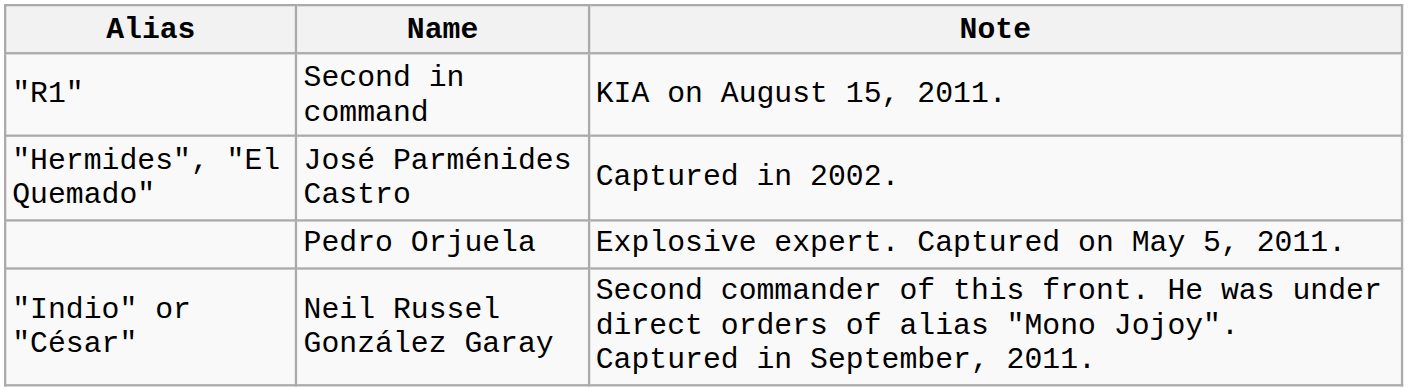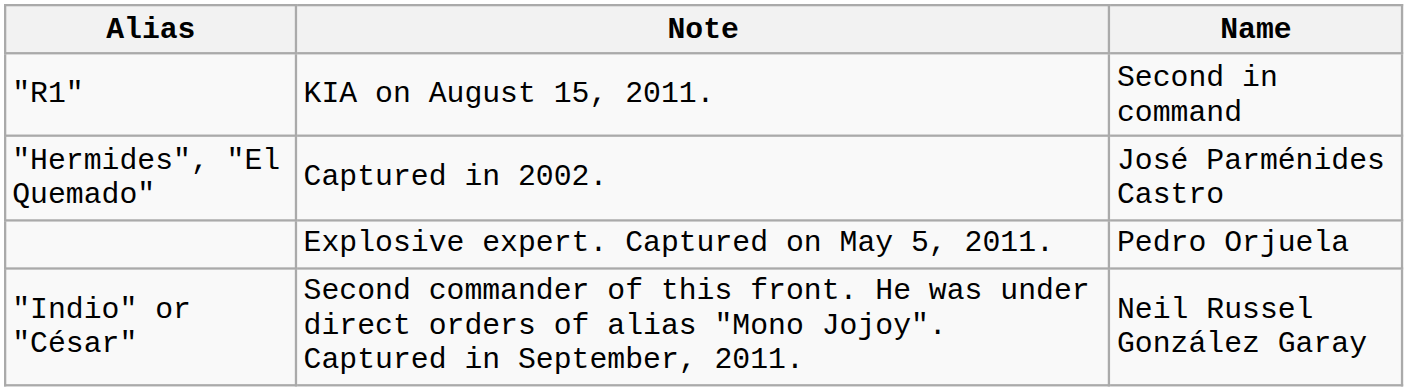columns swapped: (443, 29) <-> (995, 29)
